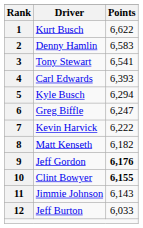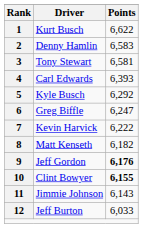(122, 62) 6,541 -> (122, 62) 6,581
(122, 95) 6,294 -> (122, 95) 6,292
